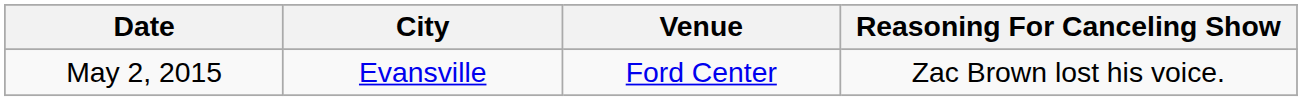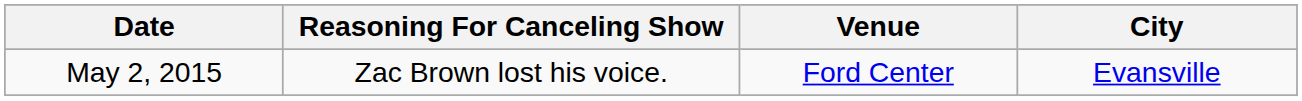columns swapped: (423, 26) <-> (1068, 26)
